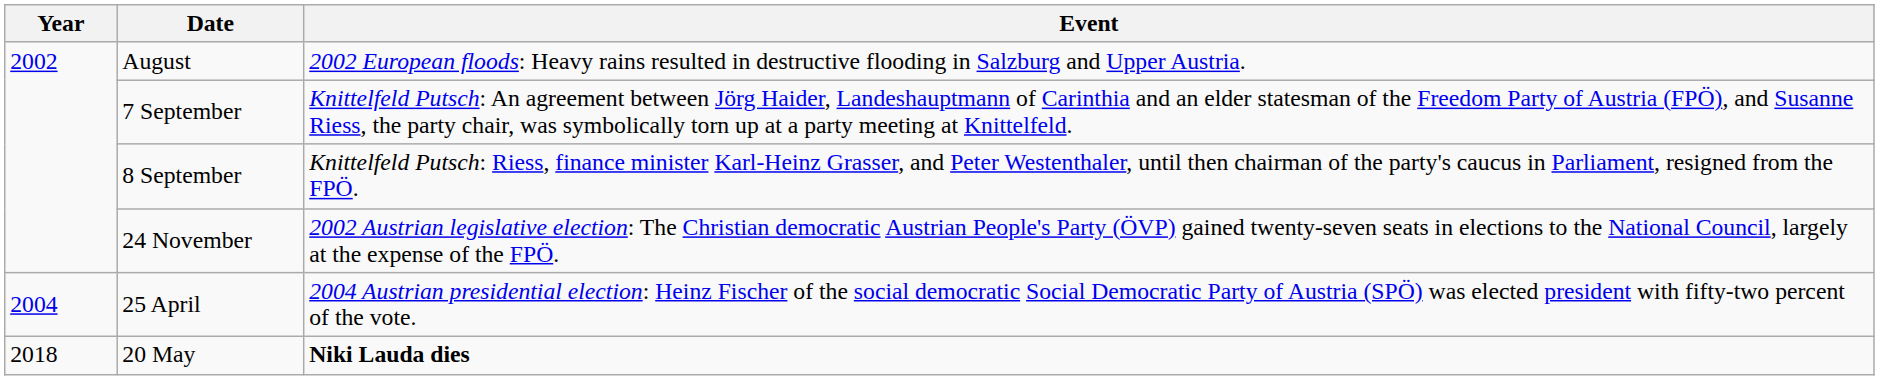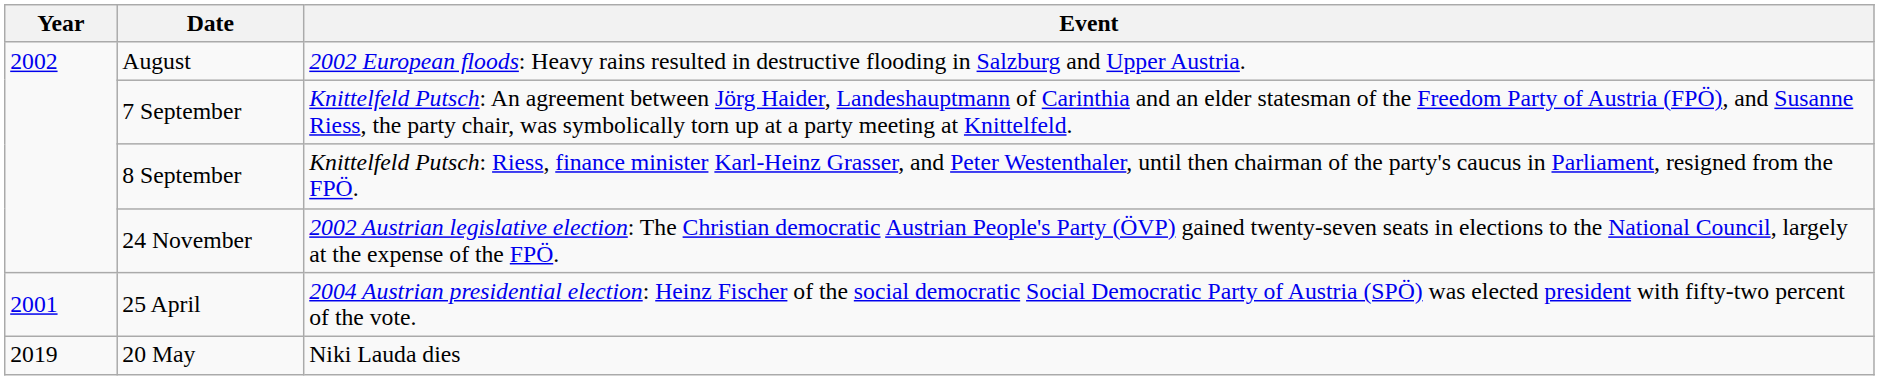(34, 304) 2004 -> (34, 304) 2001
(34, 355) 2018 -> (34, 355) 2019
(390, 355) bold -> (385, 355) normal
